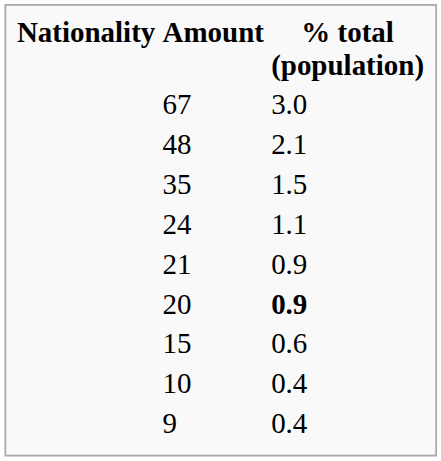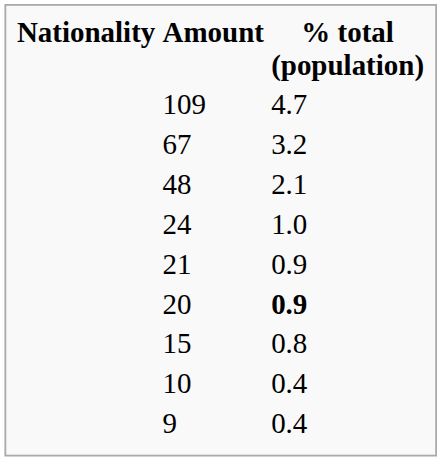+ row: (184, 105)
(289, 105) 3.0 -> (289, 145) 3.2
- row: (177, 184)
(289, 224) 1.1 -> (289, 224) 1.0
(289, 344) 0.6 -> (289, 344) 0.8
